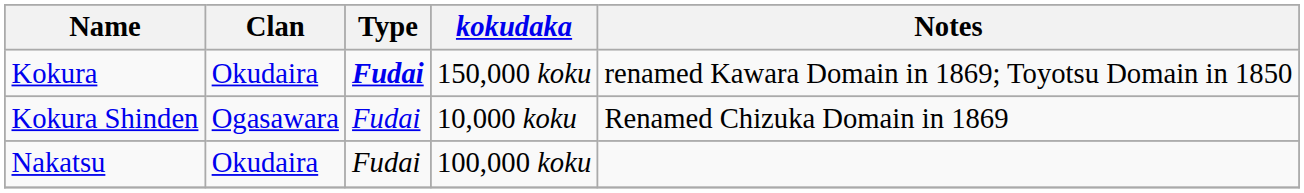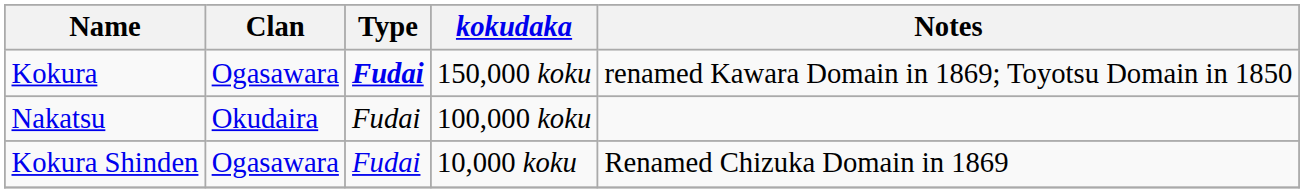(265, 72) Okudaira -> (275, 72) Ogasawara
rows swapped: (58, 163) <-> (105, 118)
